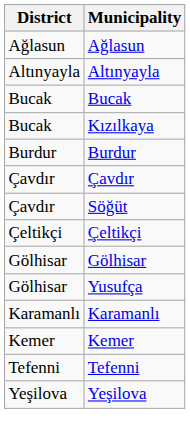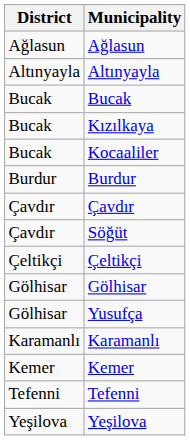+ row: (123, 152)
